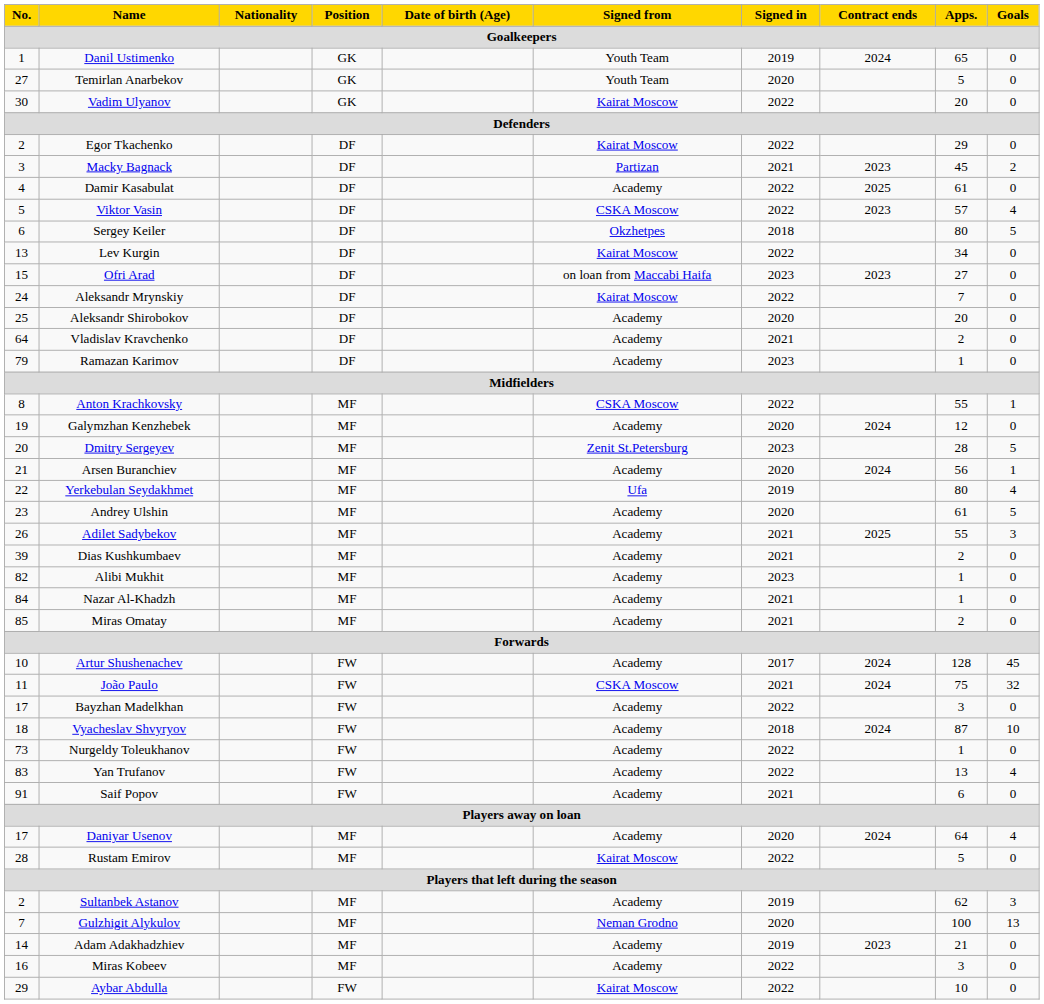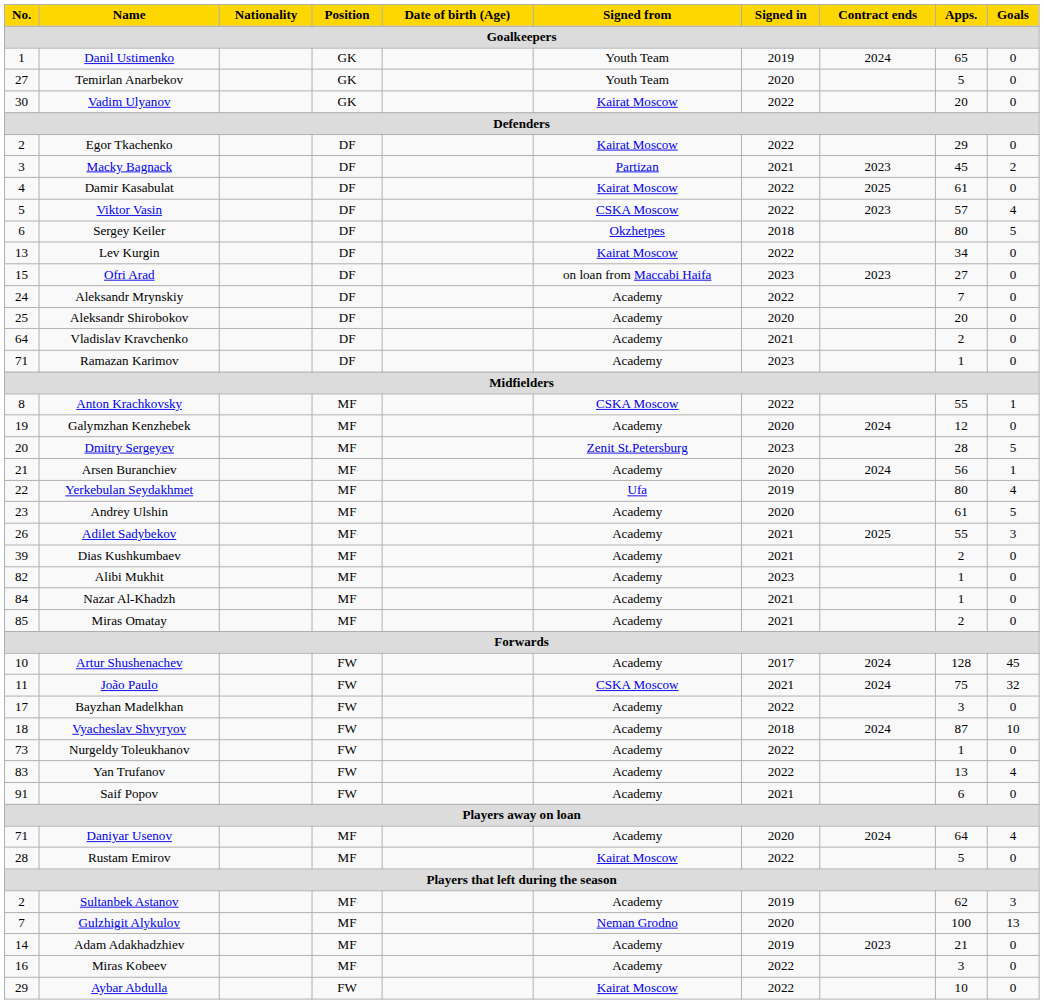(637, 188) Academy -> (637, 188) Kairat Moscow
(637, 296) Kairat Moscow -> (637, 296) Academy
(22, 361) 79 -> (22, 361) 71
(22, 836) 17 -> (22, 836) 71
